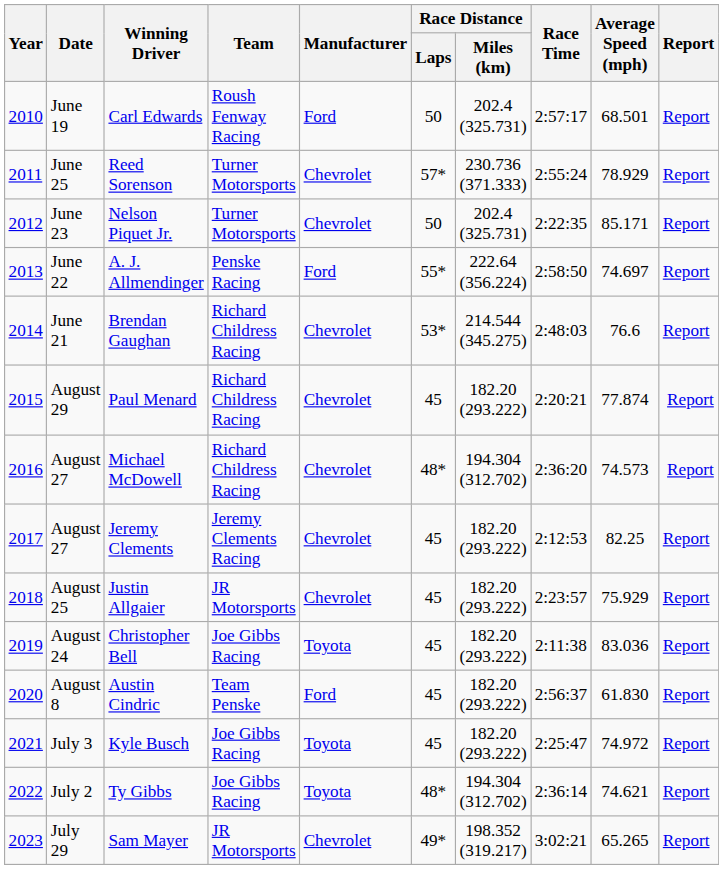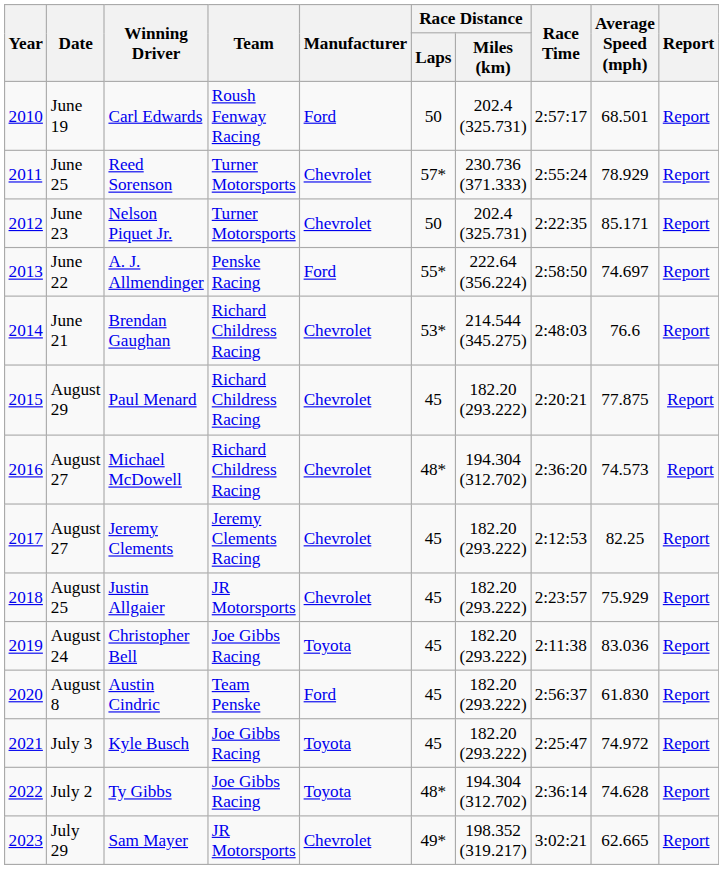(625, 400) 77.874 -> (625, 400) 77.875
(625, 791) 74.621 -> (625, 791) 74.628
(625, 840) 65.265 -> (625, 840) 62.665
